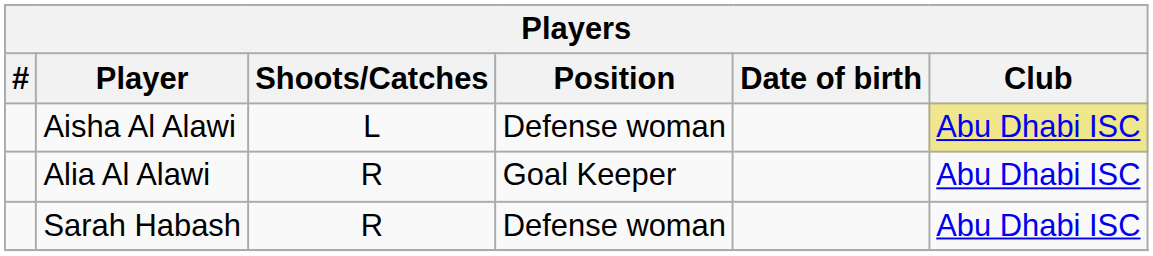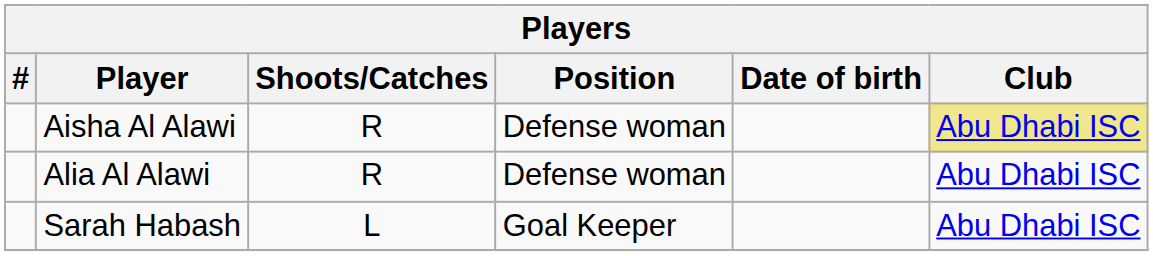(372, 126) L -> (372, 126) R
(589, 175) Goal Keeper -> (614, 175) Defense woman
(372, 224) R -> (372, 224) L
(614, 224) Defense woman -> (589, 224) Goal Keeper
